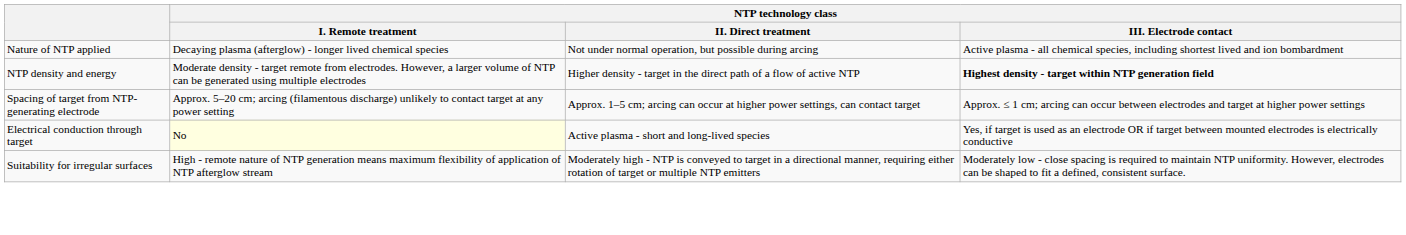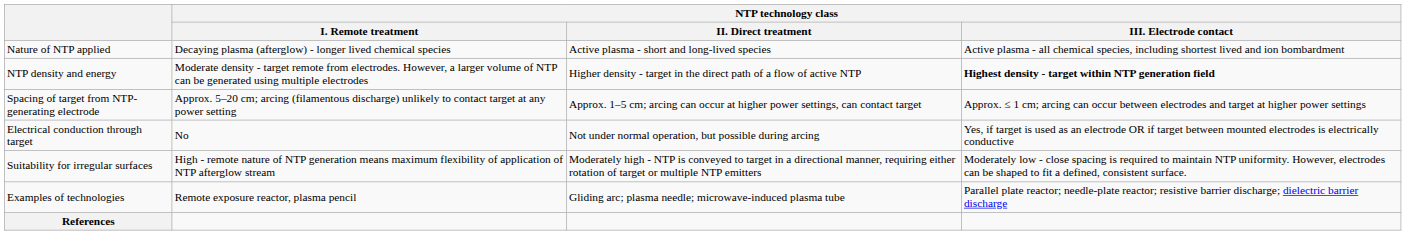(693, 49) Not under normal operation, but possible during arcing -> (670, 49) Active plasma - short and long-lived species
(180, 135) lightyellow background -> (182, 135) no background
(669, 135) Active plasma - short and long-lived species -> (694, 135) Not under normal operation, but possible during arcing
+ row: (66, 197)
+ row: (88, 221)
